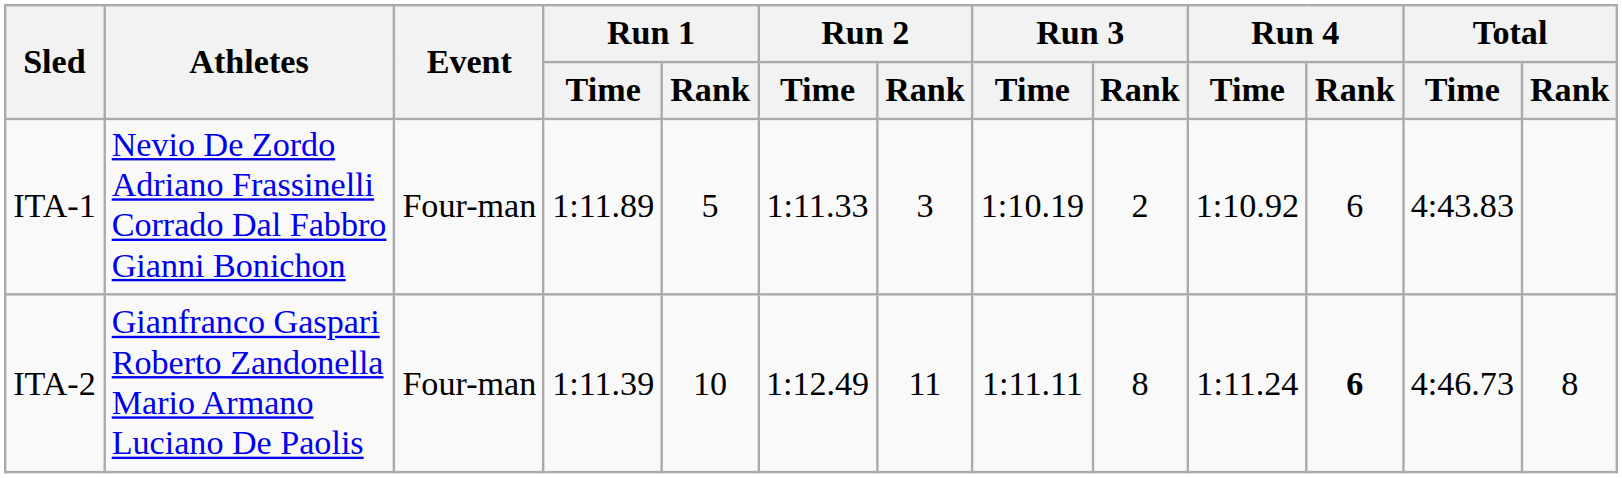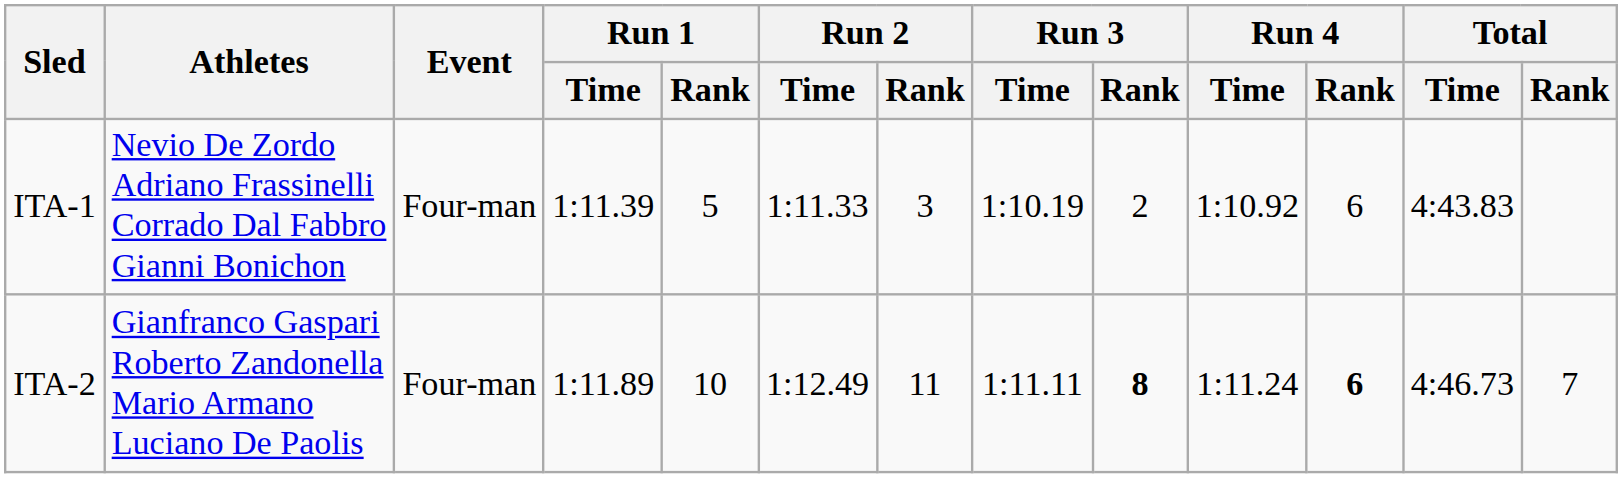(603, 206) 1:11.89 -> (603, 206) 1:11.39
(603, 383) 1:11.39 -> (603, 383) 1:11.89
(1140, 383) normal -> (1140, 383) bold
(1570, 383) 8 -> (1570, 383) 7
